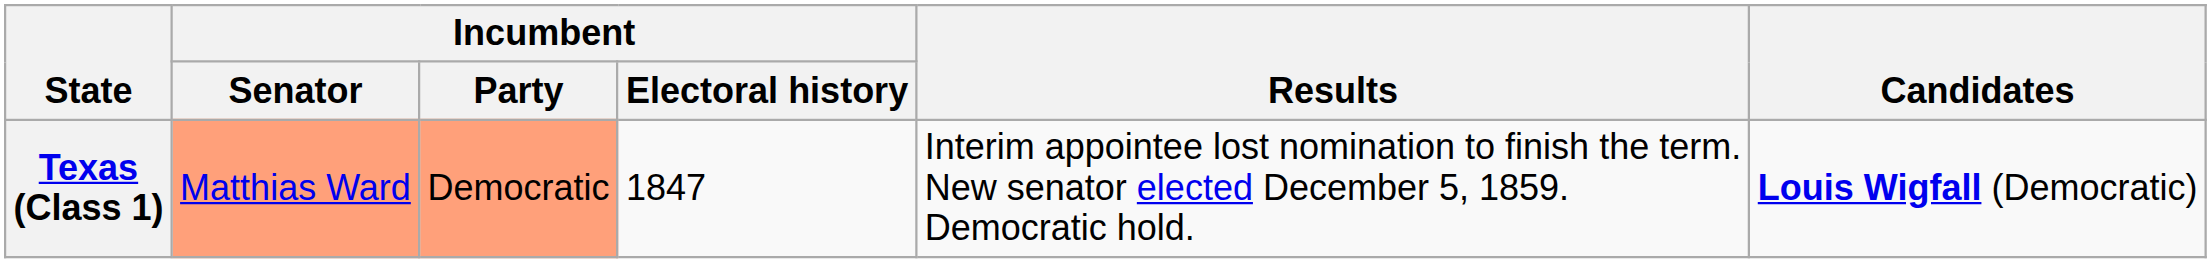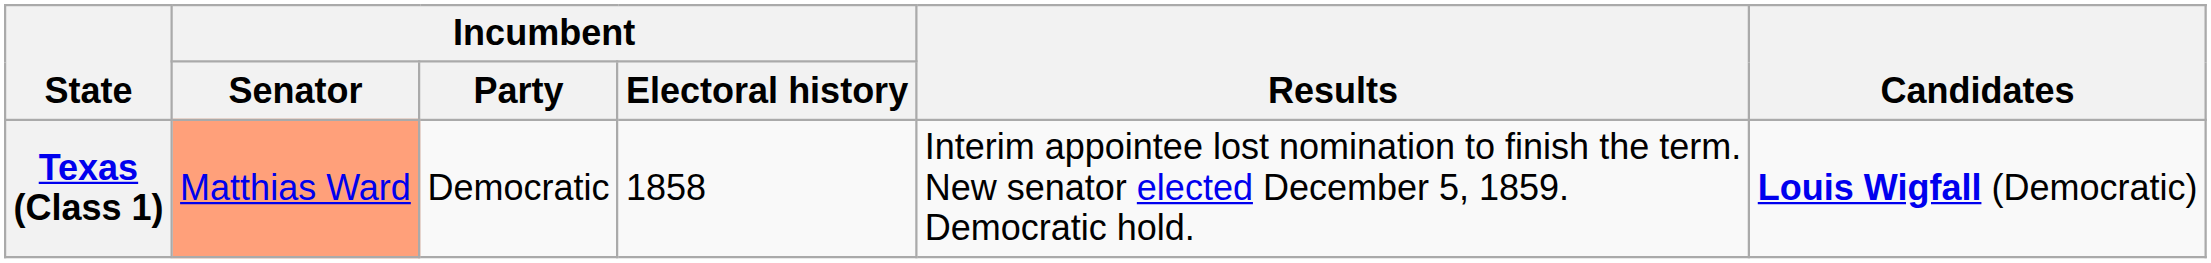(518, 187) lightsalmon background -> (518, 187) no background
(666, 187) 1847 -> (666, 187) 1858
